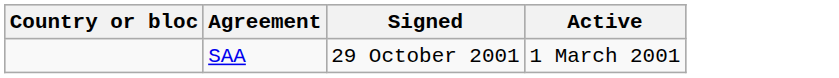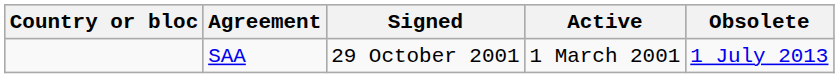+ column: (759, 22)
